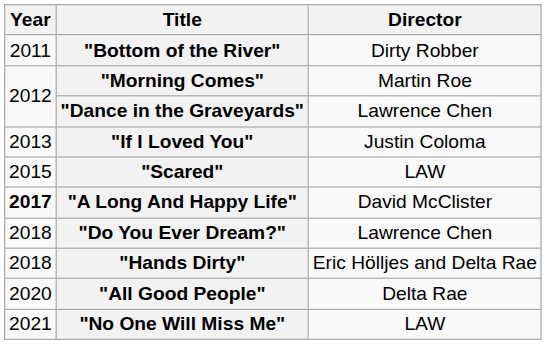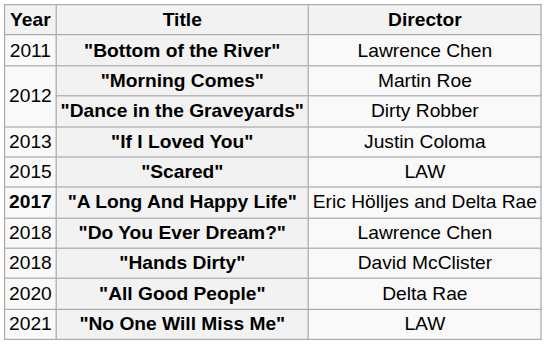(425, 50) Dirty Robber -> (425, 50) Lawrence Chen
(425, 111) Lawrence Chen -> (425, 111) Dirty Robber
(425, 202) David McClister -> (425, 202) Eric Hölljes and Delta Rae
(425, 263) Eric Hölljes and Delta Rae -> (425, 263) David McClister
